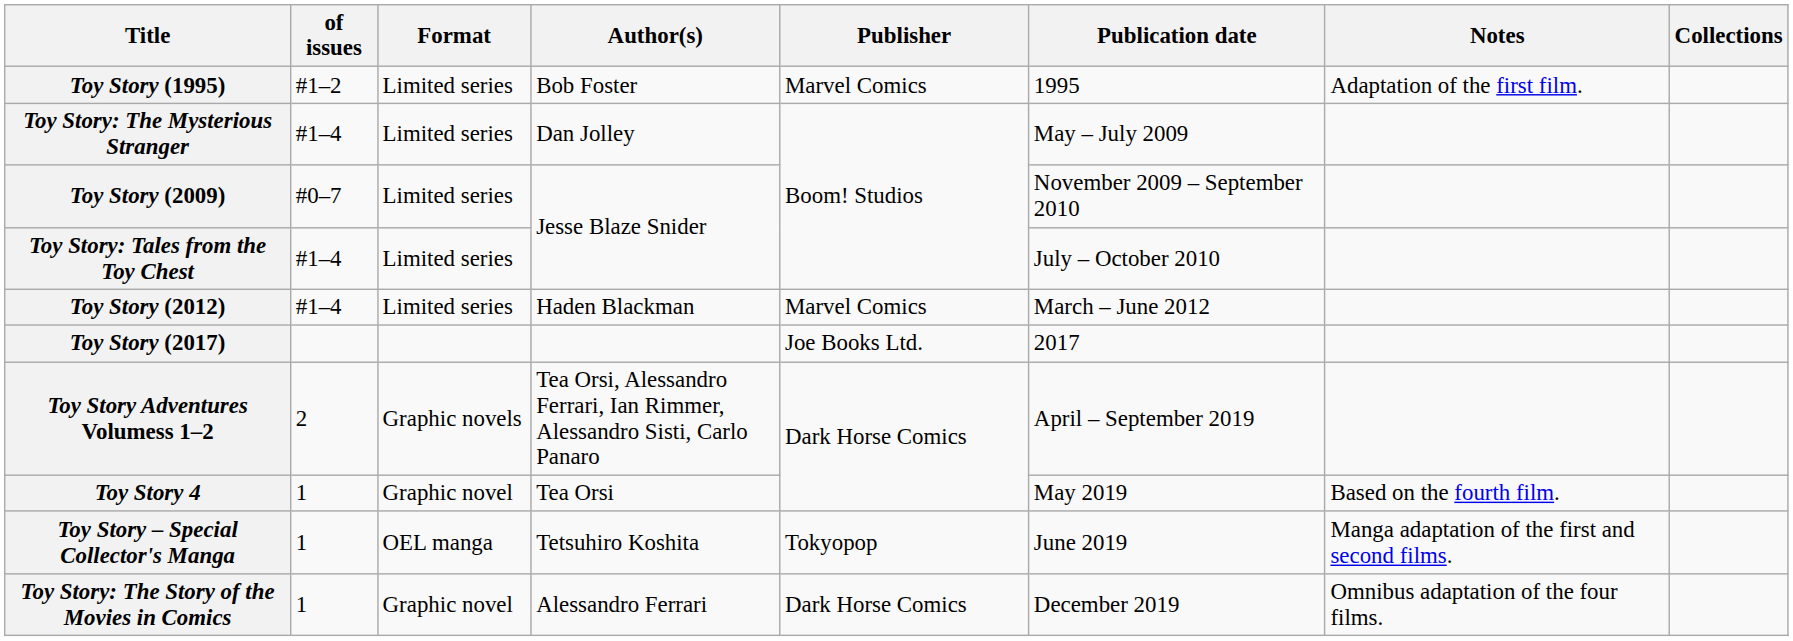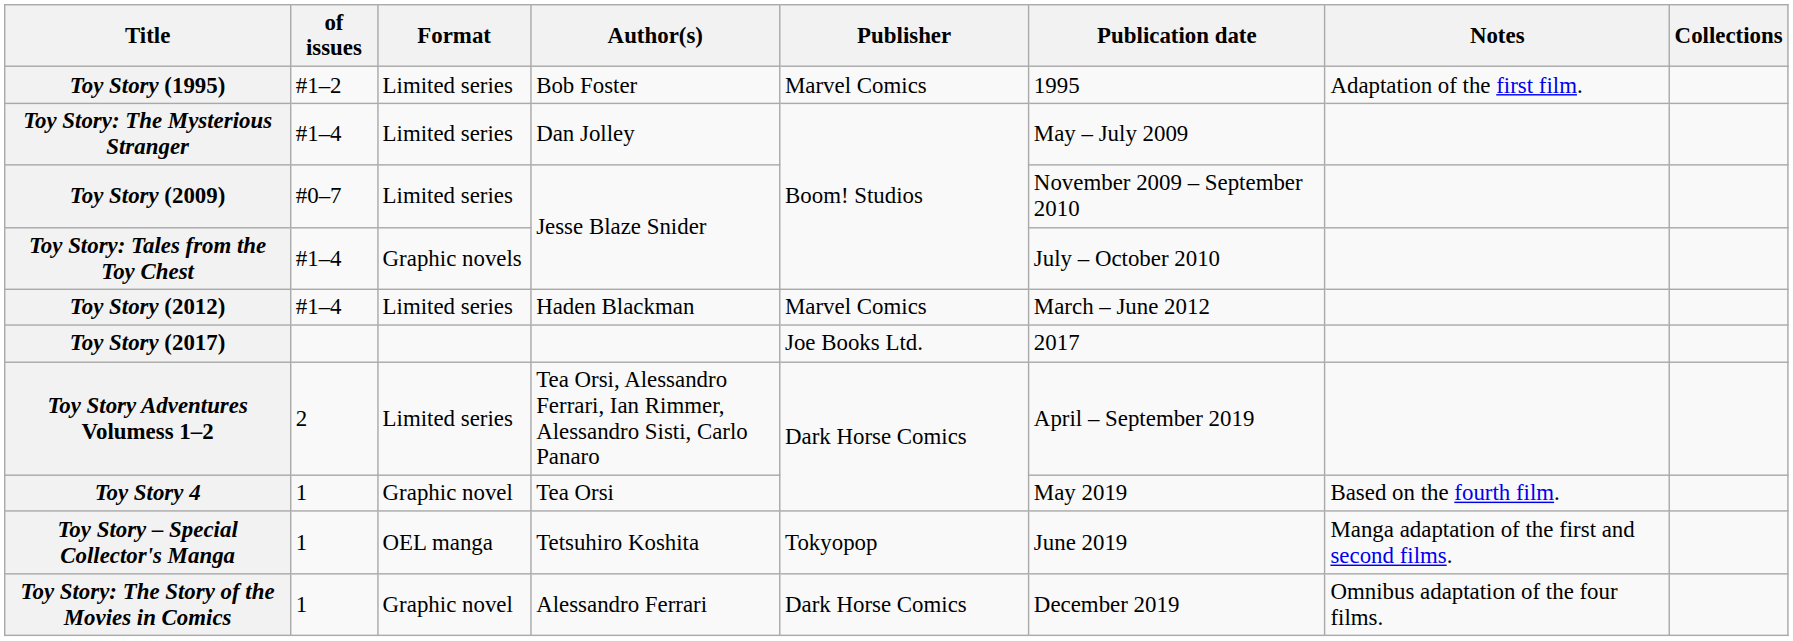(448, 257) Limited series -> (452, 257) Graphic novels
(452, 418) Graphic novels -> (448, 418) Limited series
